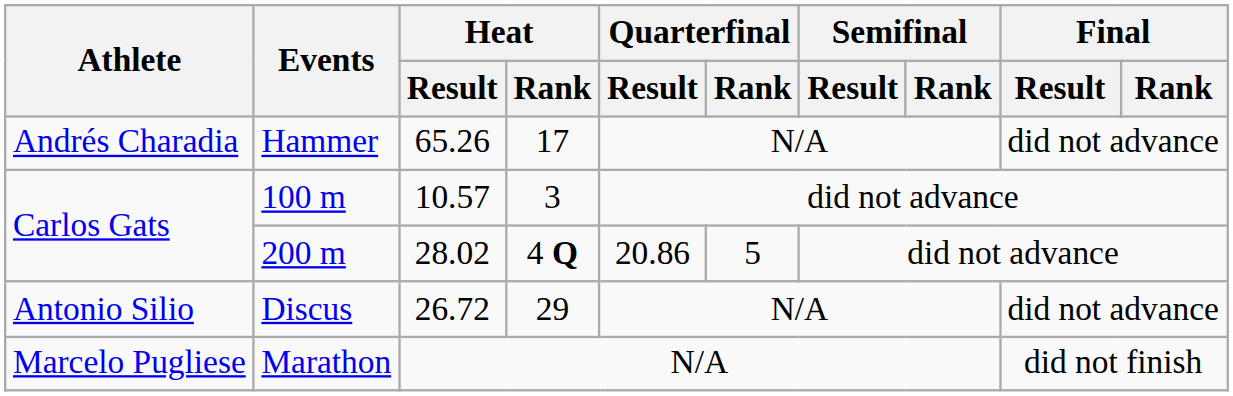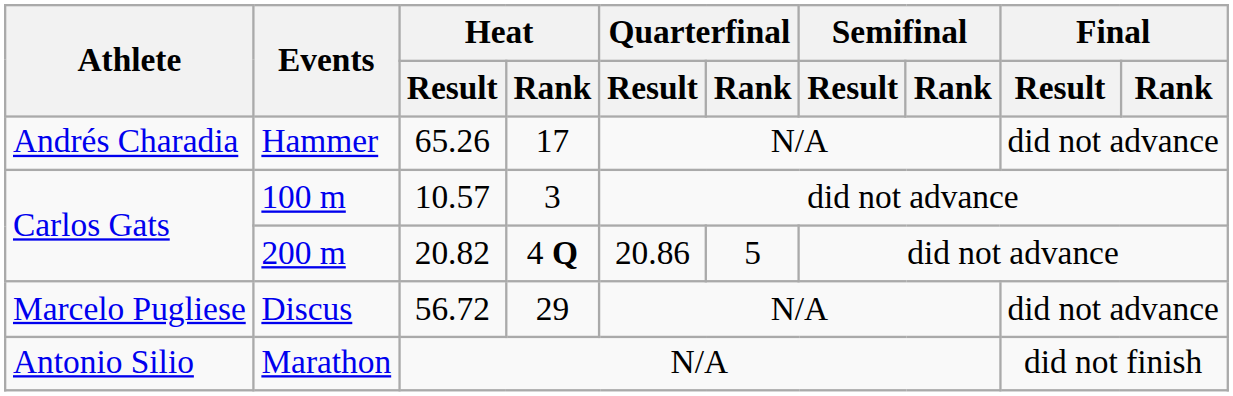(452, 252) 28.02 -> (452, 252) 20.82
(103, 307) Antonio Silio -> (129, 307) Marcelo Pugliese
(452, 307) 26.72 -> (452, 307) 56.72
(129, 363) Marcelo Pugliese -> (103, 363) Antonio Silio
